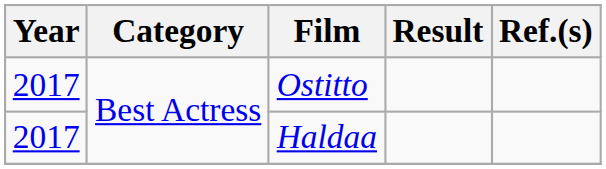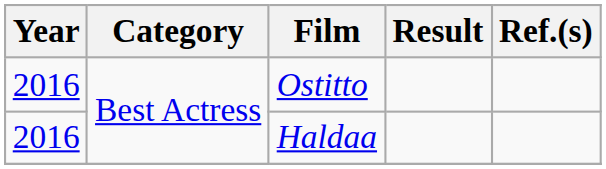(46, 84) 2017 -> (46, 84) 2016
(46, 137) 2017 -> (46, 137) 2016
